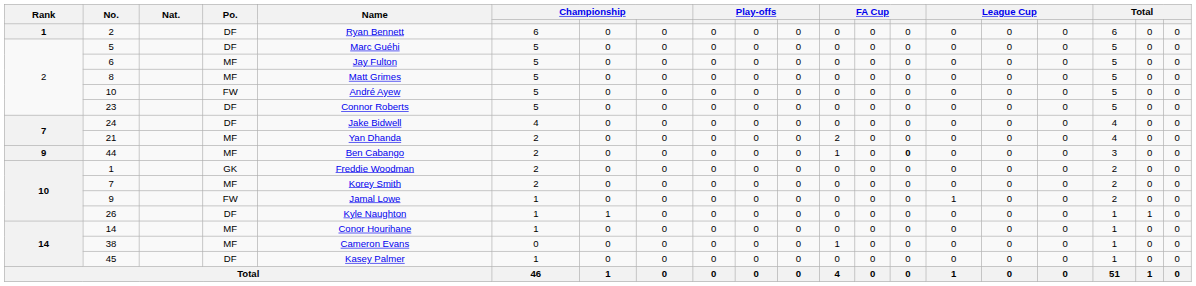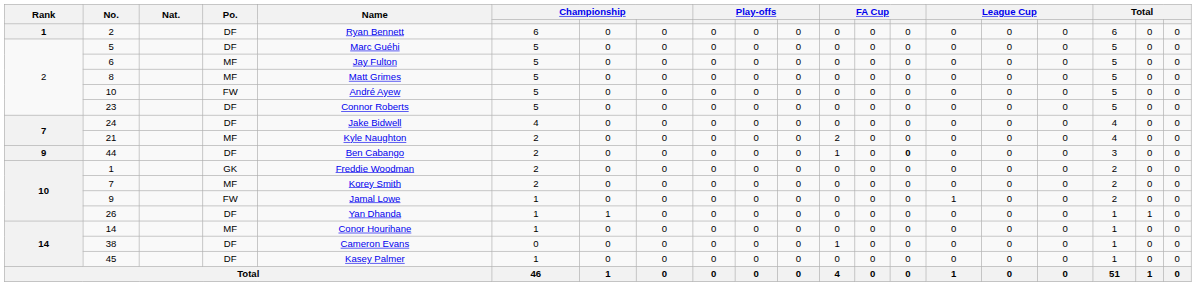(375, 138) Yan Dhanda -> (375, 138) Kyle Naughton
(230, 153) MF -> (230, 153) DF
(375, 214) Kyle Naughton -> (375, 214) Yan Dhanda
(230, 244) MF -> (230, 244) DF
